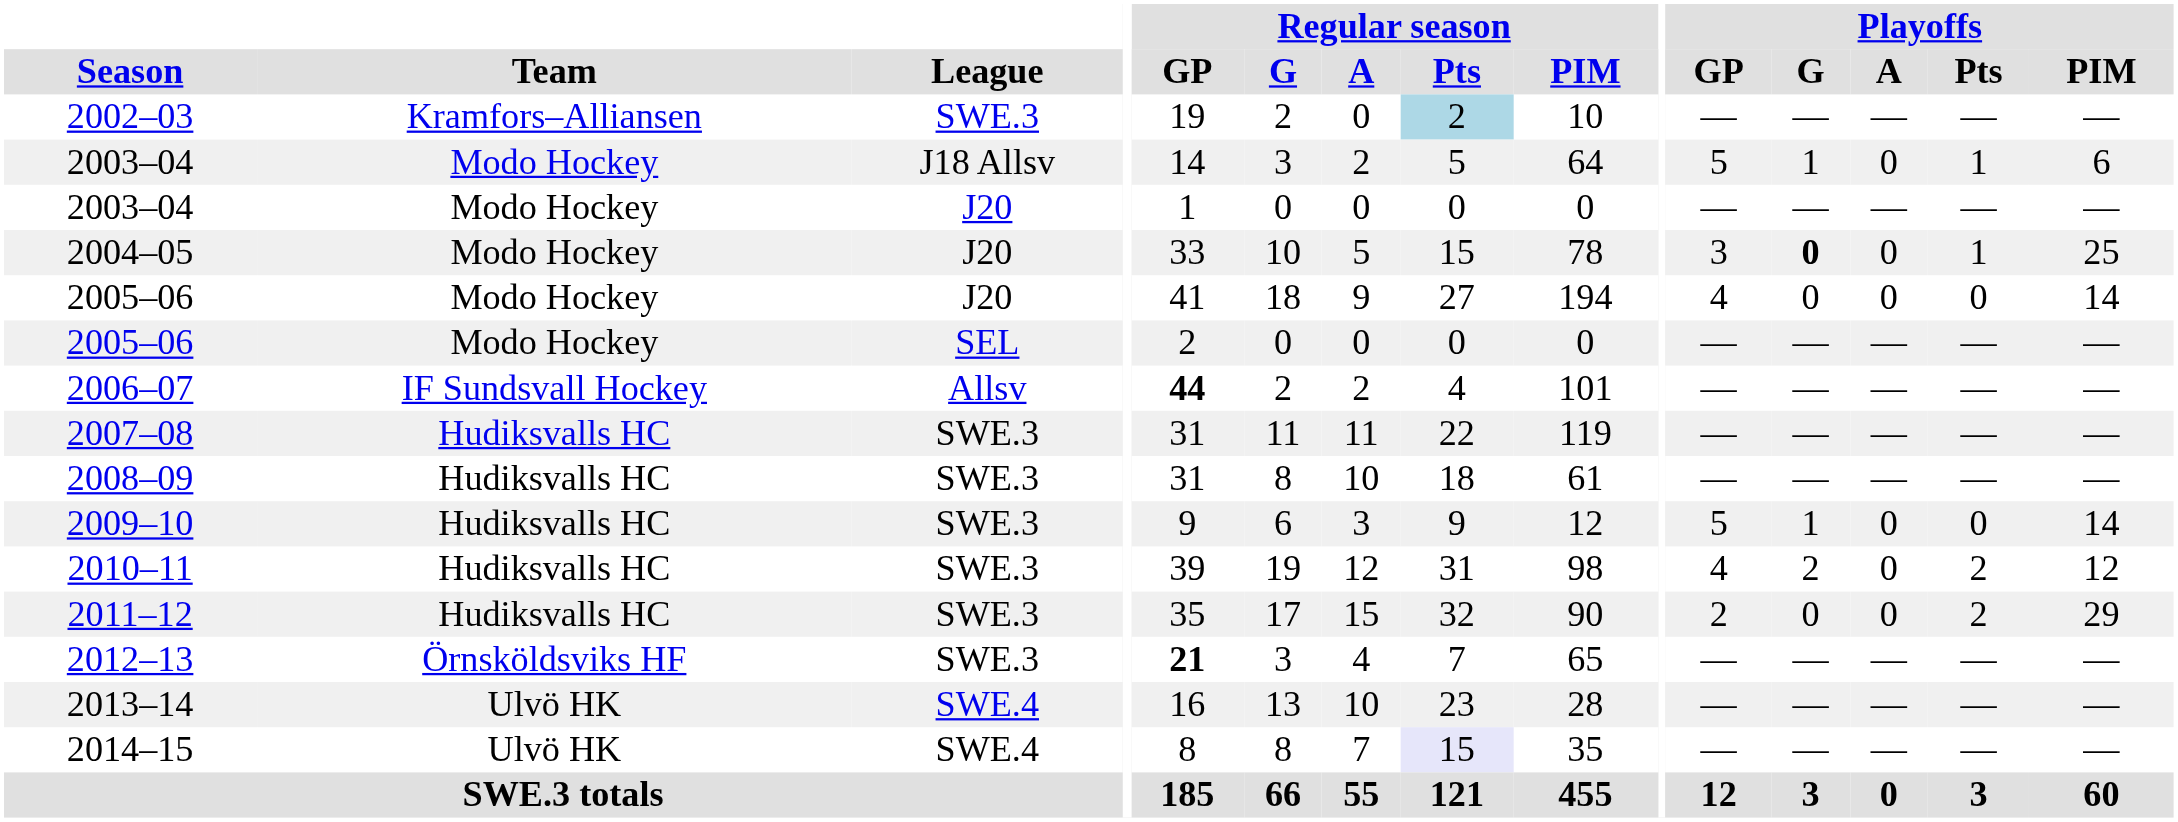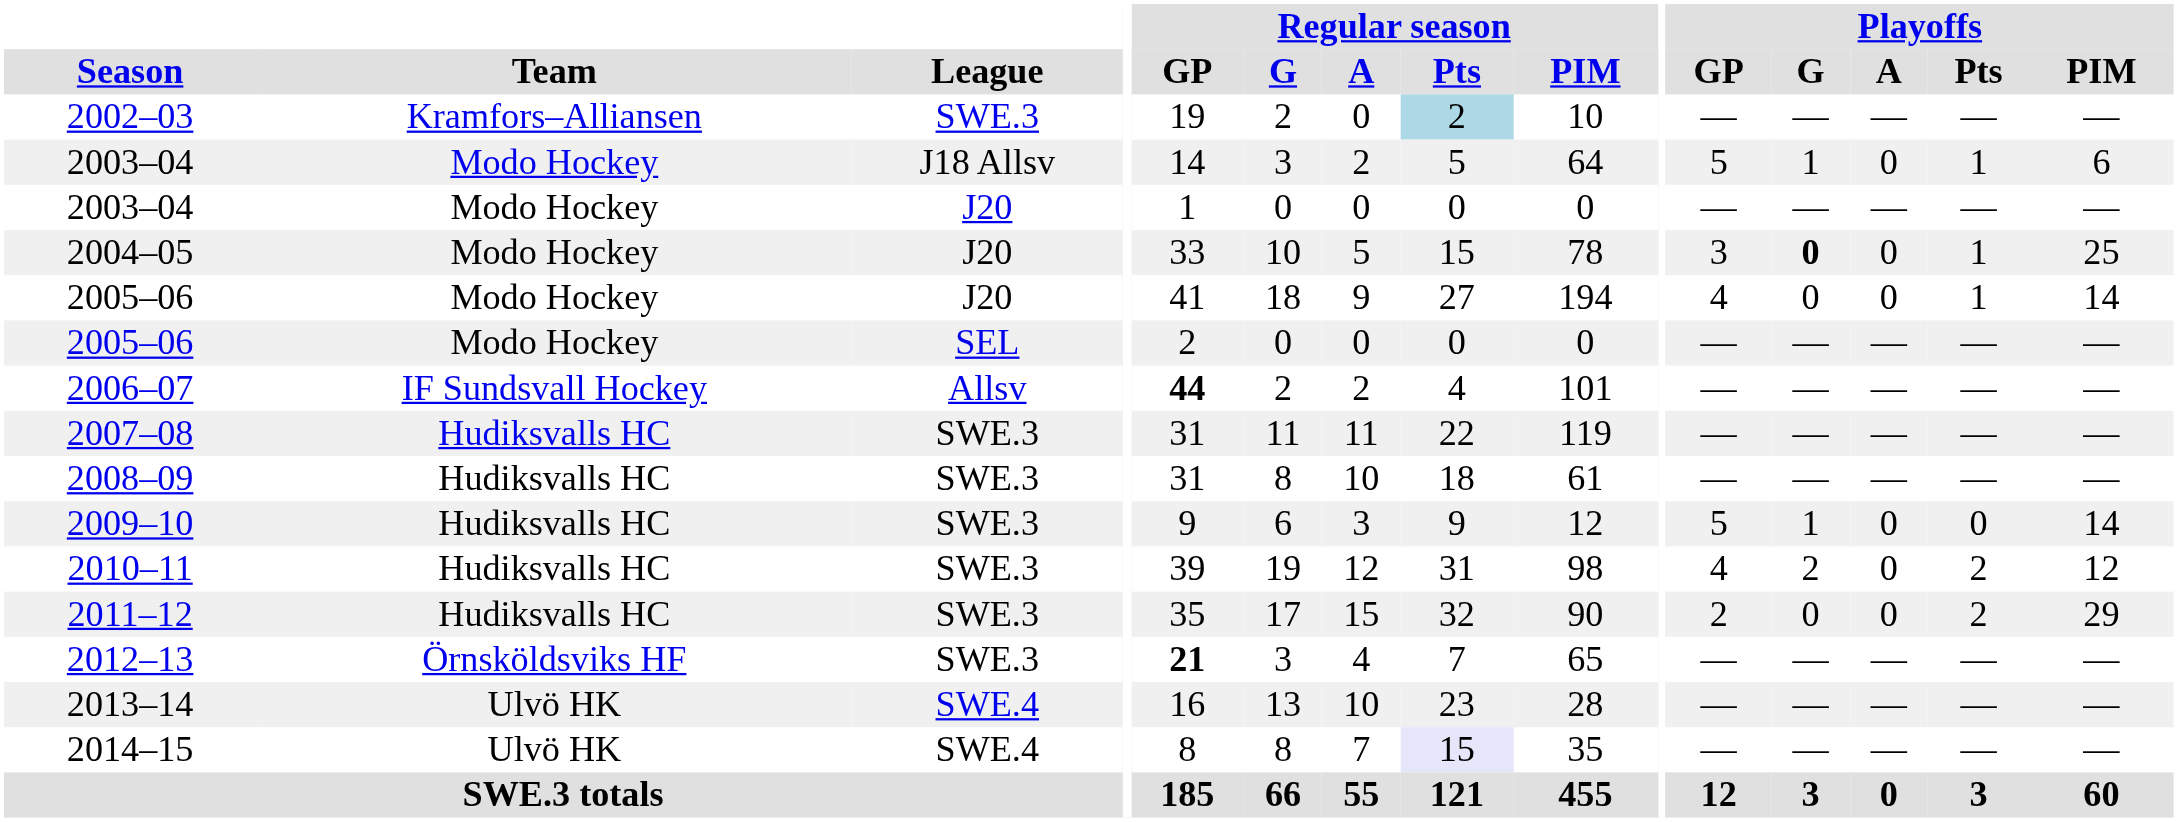(1979, 297) 0 -> (1979, 297) 1
